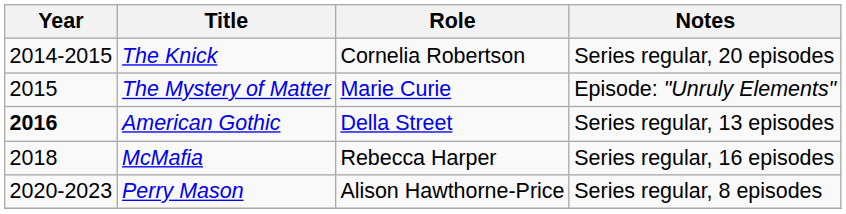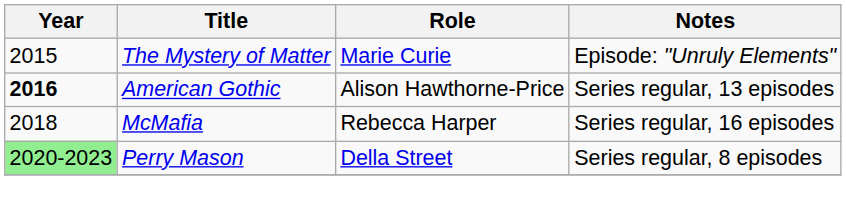- row: (170, 55)
(396, 123) Della Street -> (452, 89) Alison Hawthorne-Price
(61, 191) no background -> (61, 157) lightgreen background
(452, 191) Alison Hawthorne-Price -> (396, 157) Della Street
